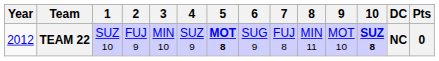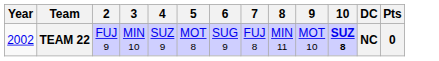- column: (107, 14)
(21, 40) 2012 -> (21, 40) 2002
(223, 40) bold -> (193, 40) normal
